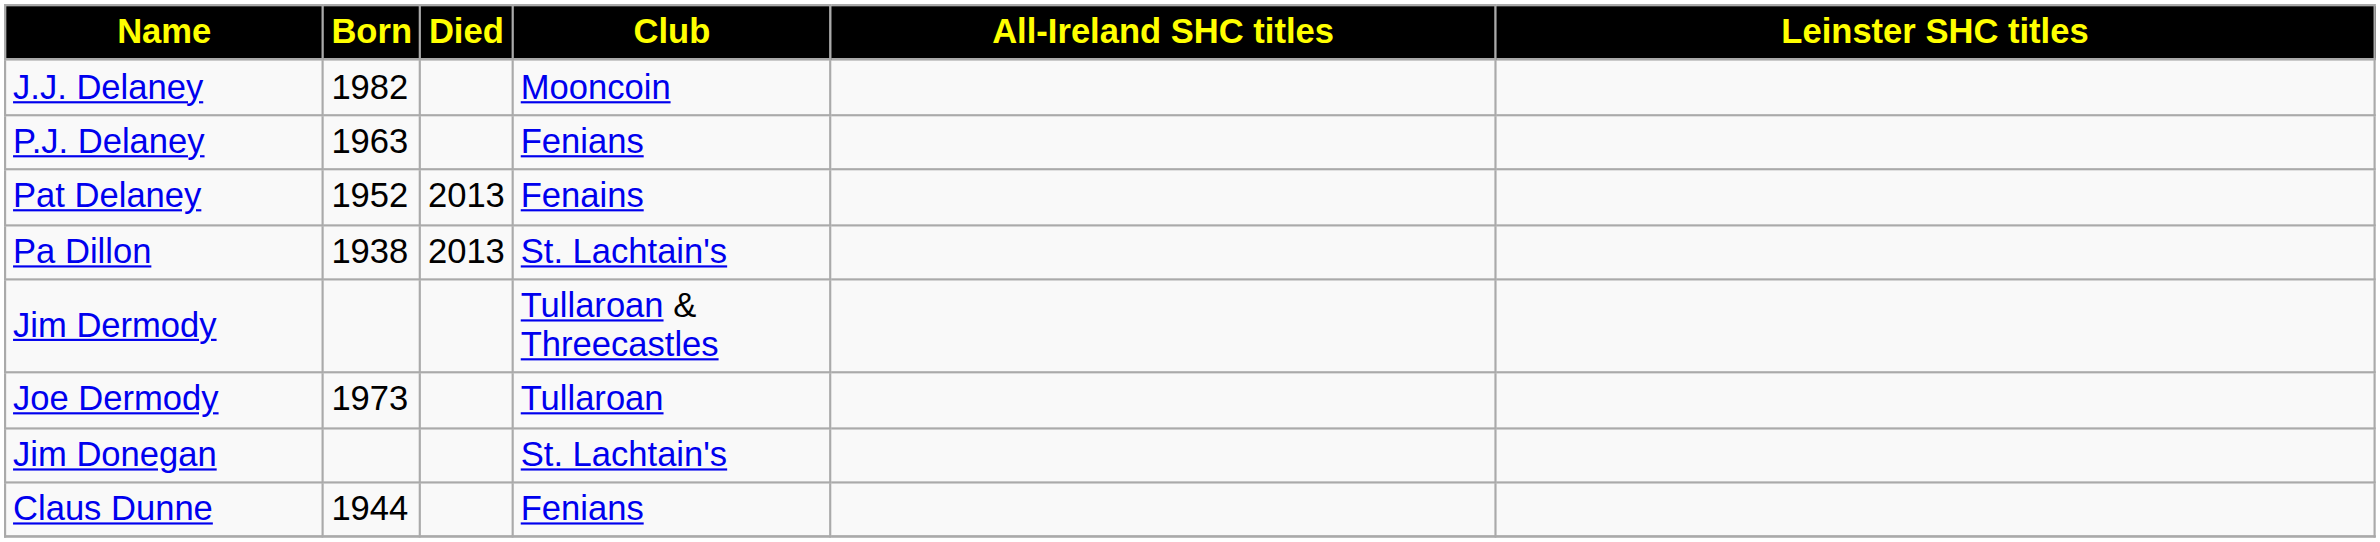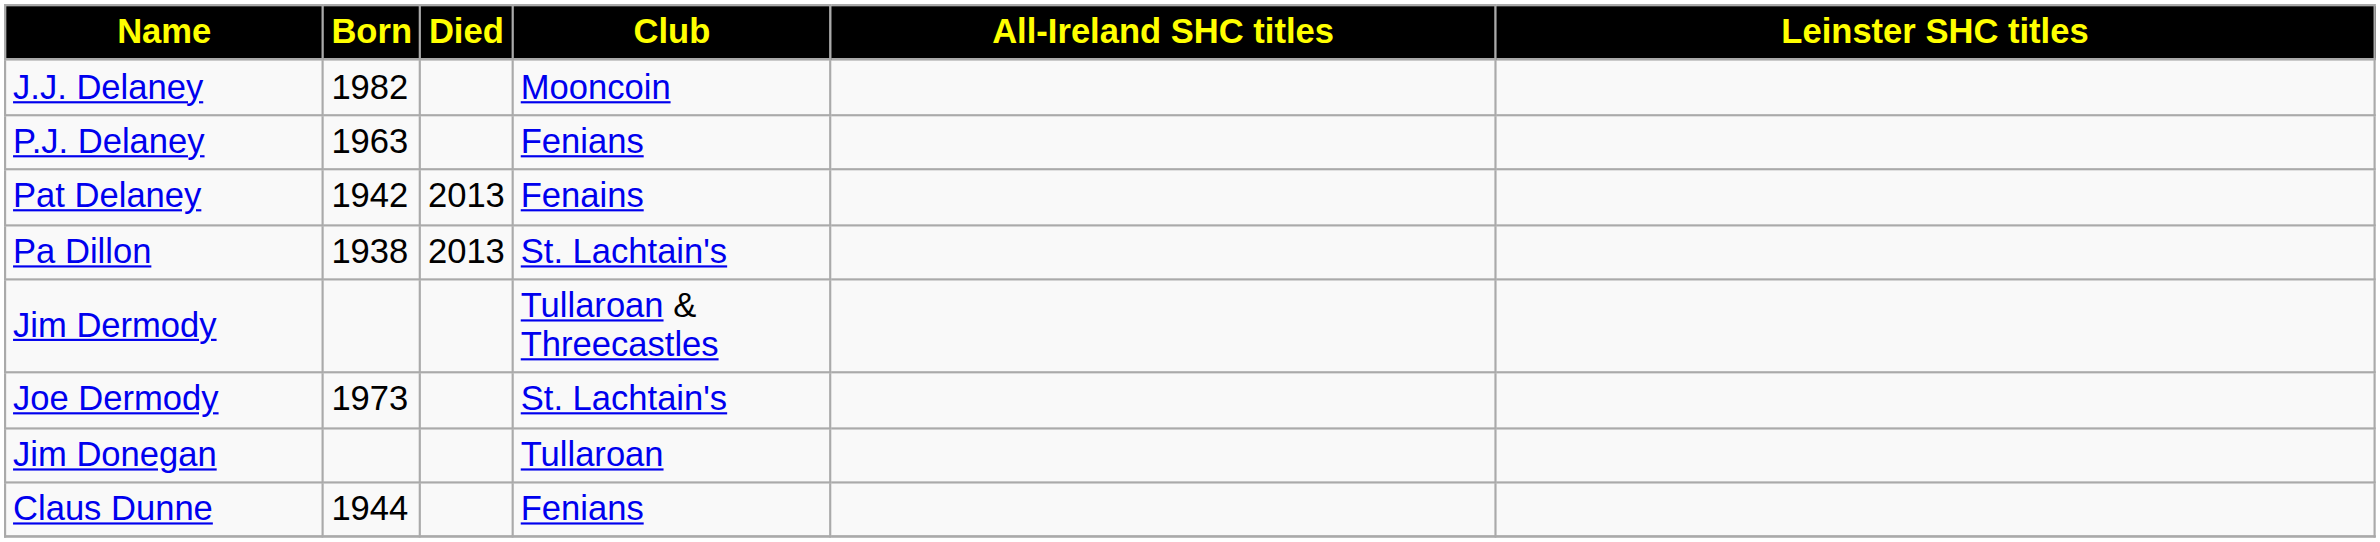(370, 196) 1952 -> (370, 196) 1942
(592, 399) Tullaroan -> (624, 399) St. Lachtain's
(624, 454) St. Lachtain's -> (592, 454) Tullaroan
